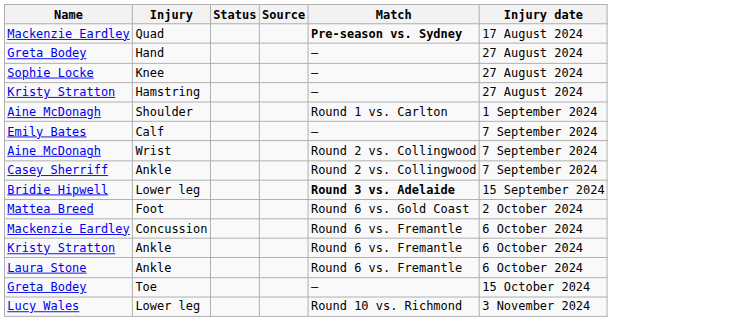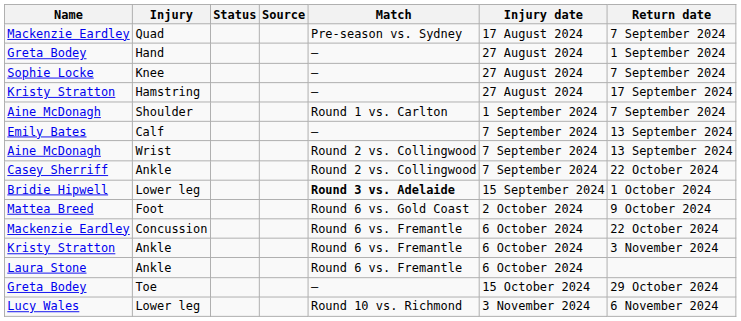+ column: (672, 14)
(387, 34) bold -> (387, 34) normal
